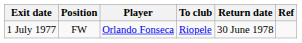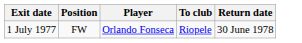- column: (286, 12)
